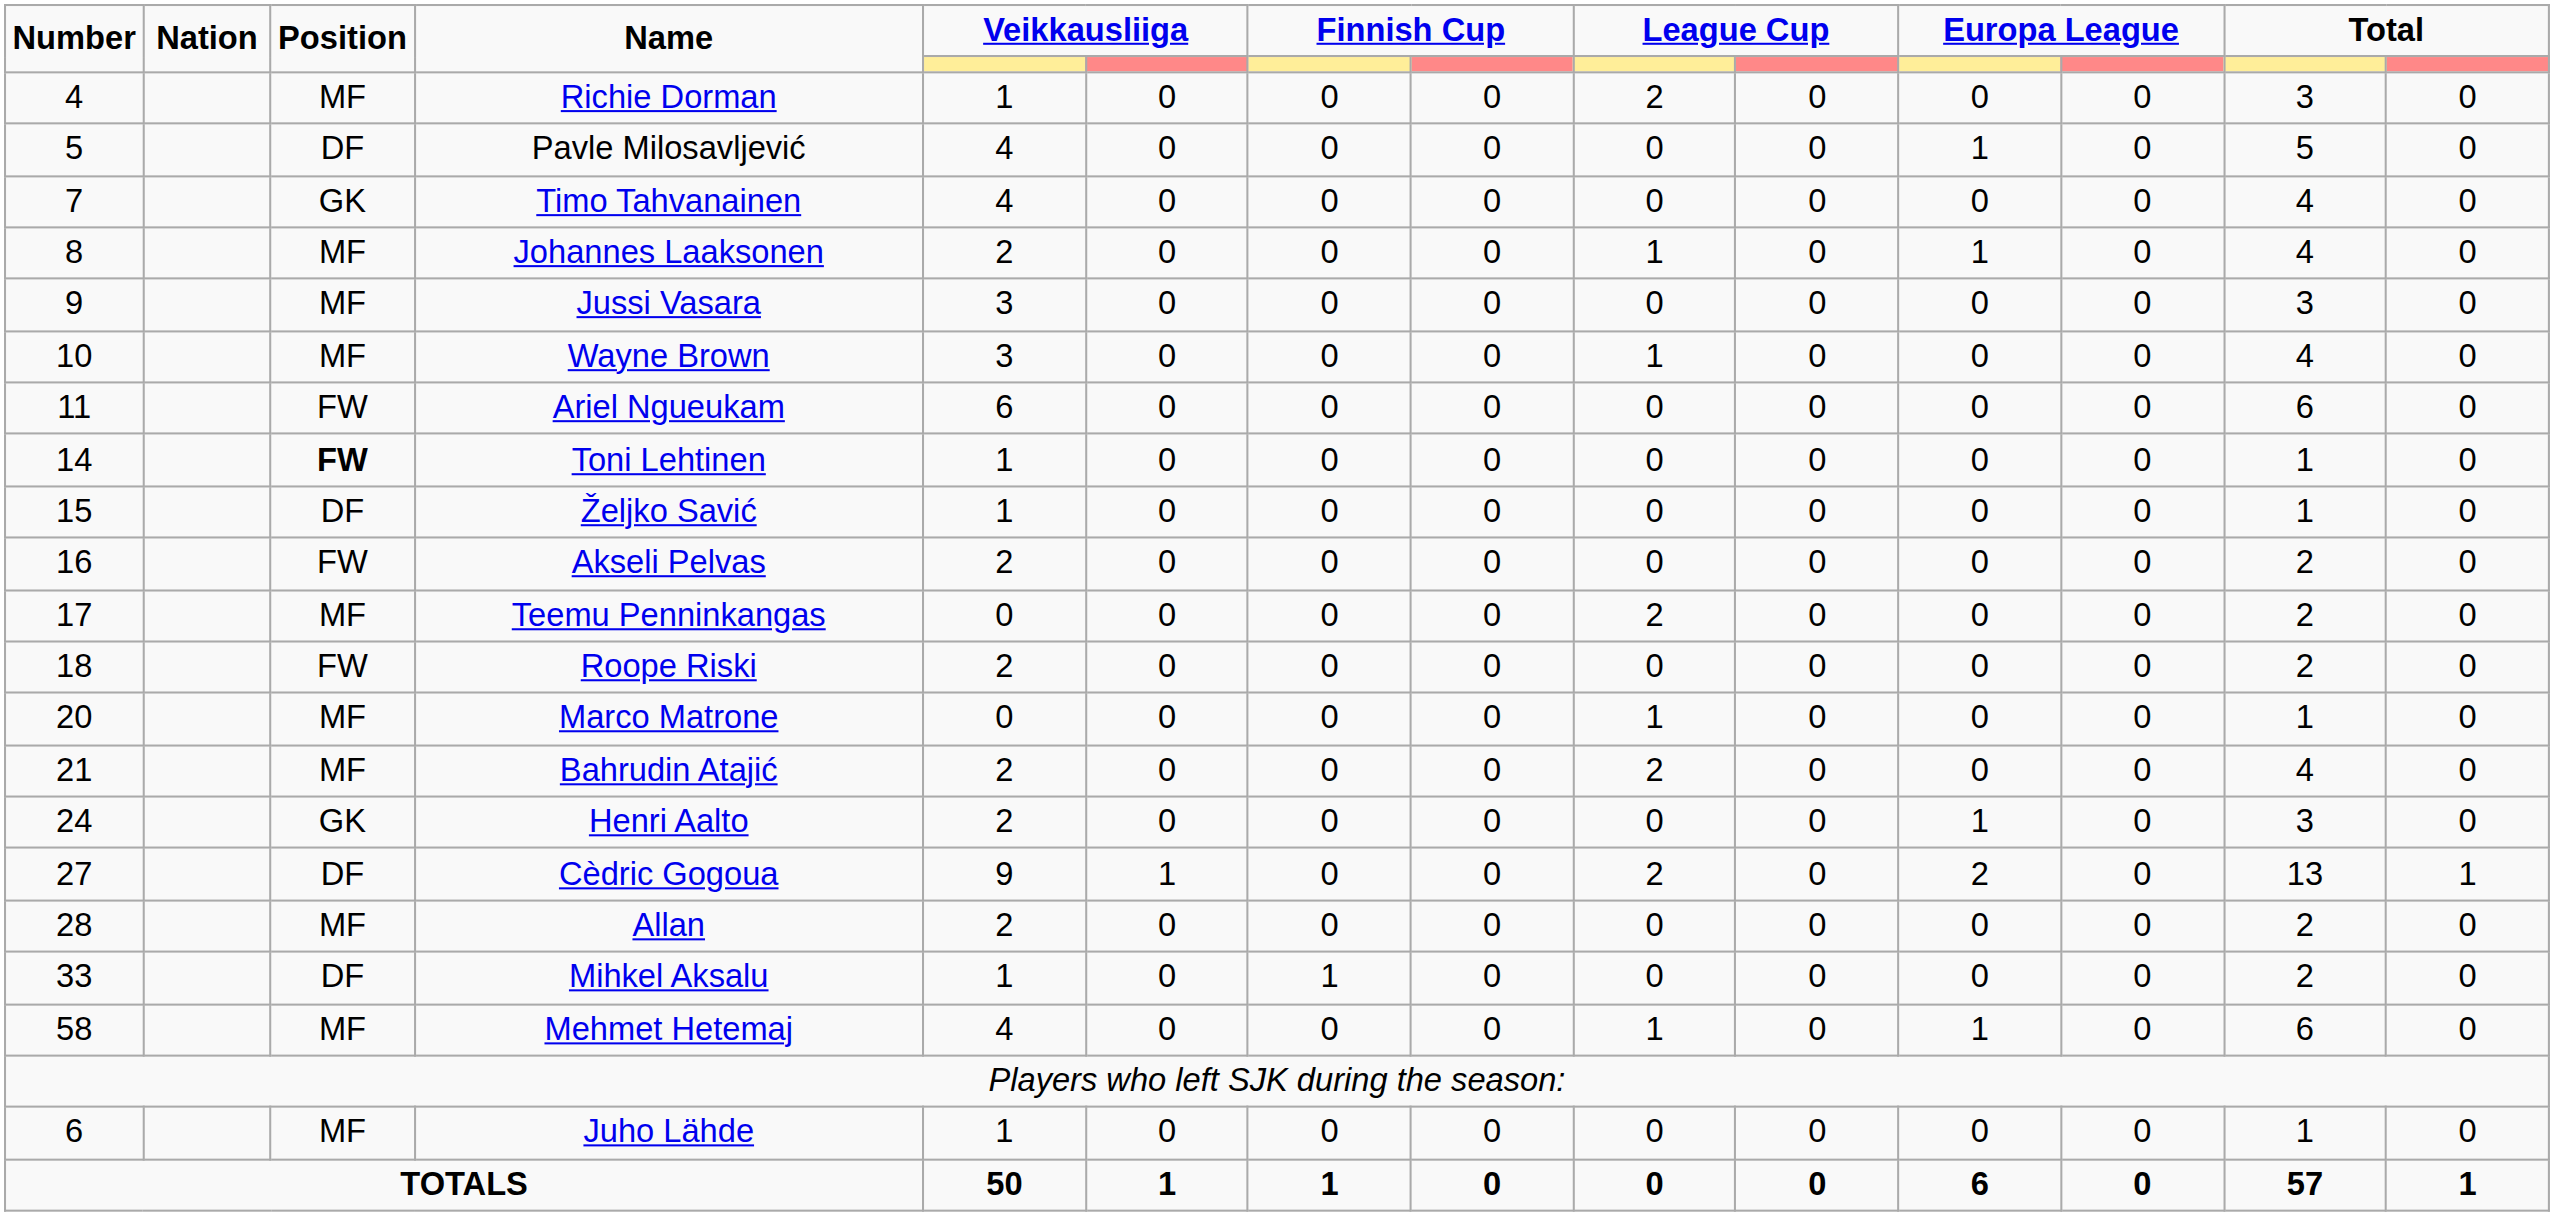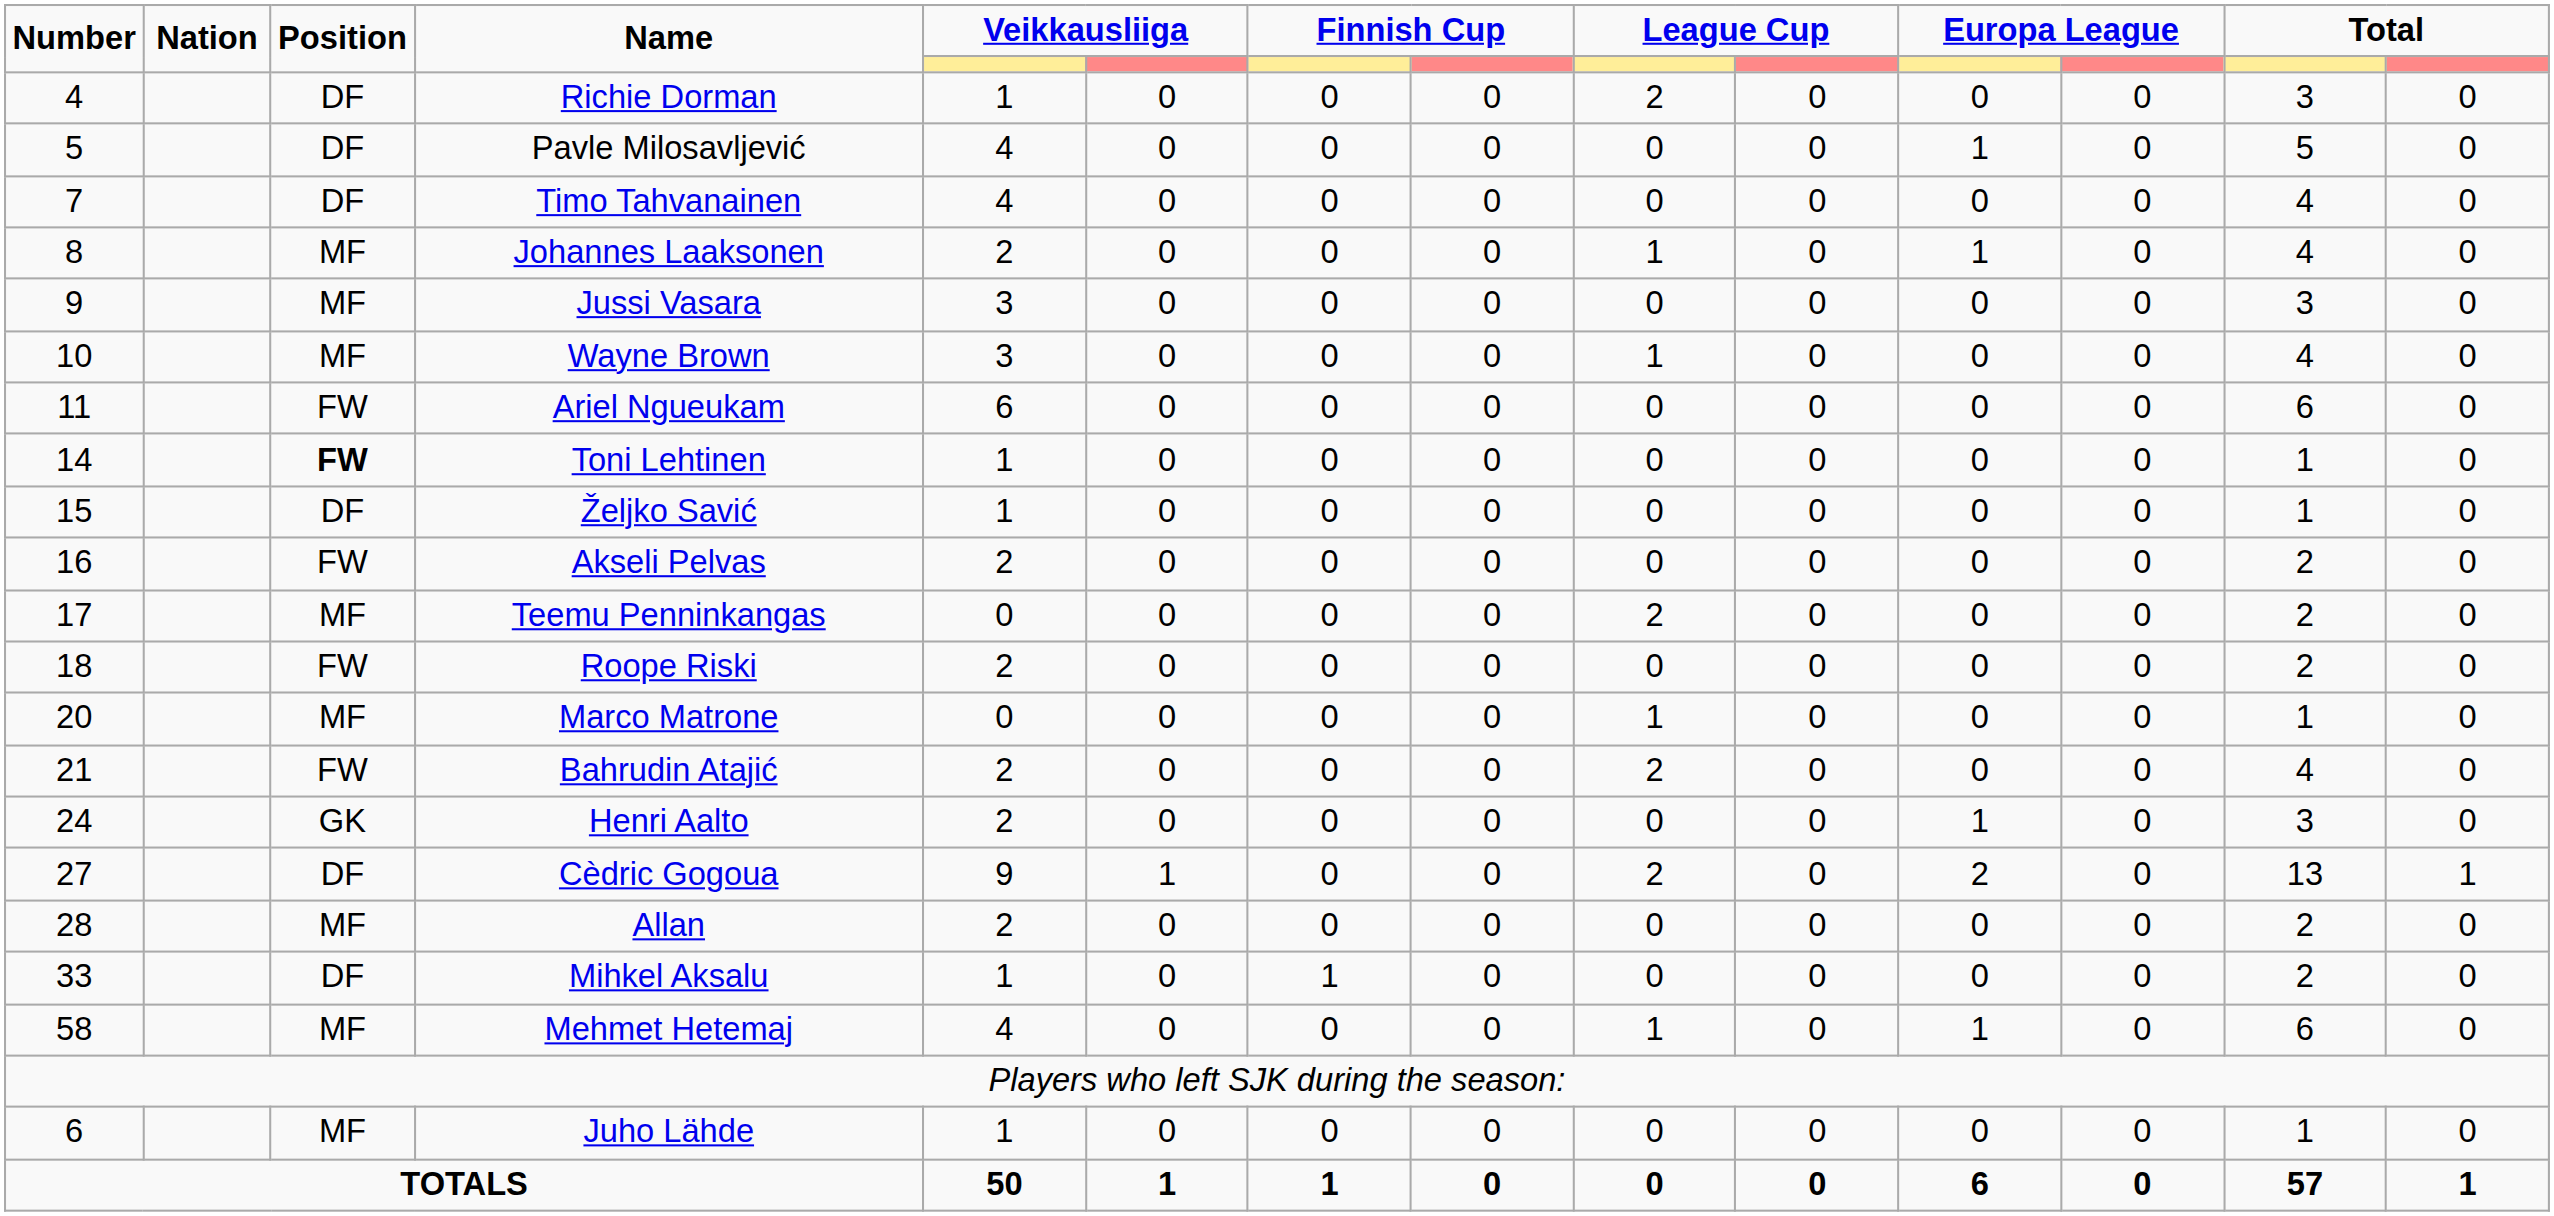(342, 97) MF -> (342, 97) DF
(342, 200) GK -> (342, 200) DF
(342, 770) MF -> (342, 770) FW
